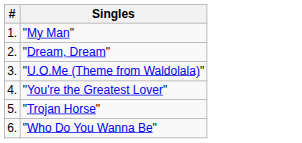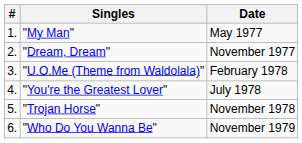+ column: (252, 14)
